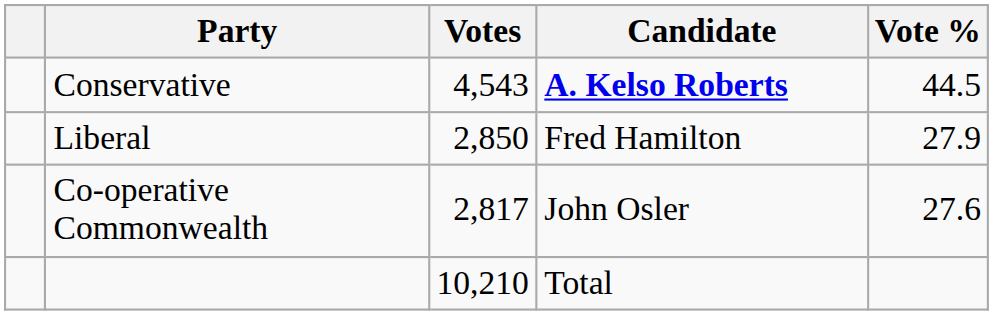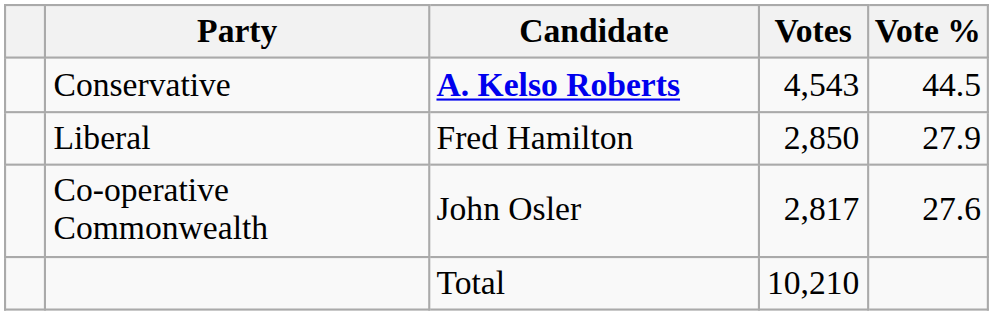columns swapped: (702, 31) <-> (483, 31)
